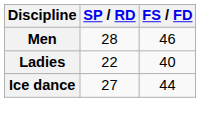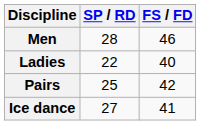+ row: (42, 85)
(167, 85) 44 -> (167, 108) 41
